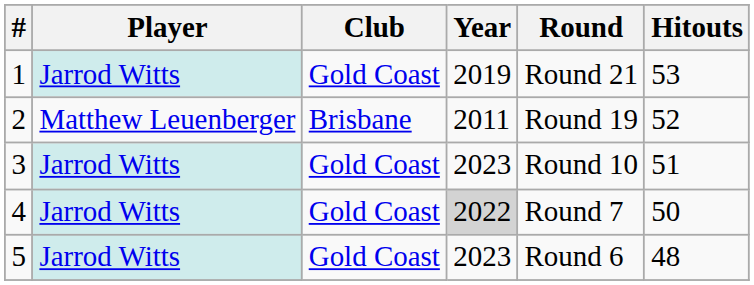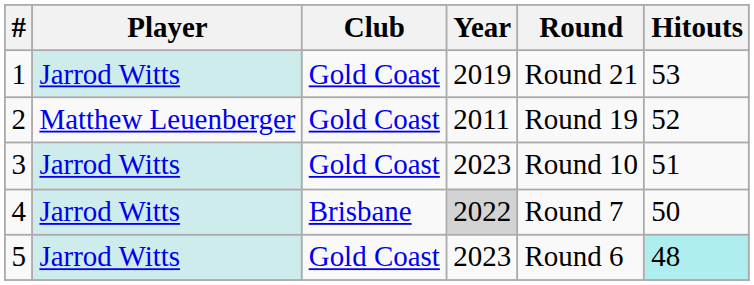(360, 119) Brisbane -> (374, 119) Gold Coast
(374, 211) Gold Coast -> (360, 211) Brisbane
(666, 257) no background -> (666, 257) paleturquoise background
